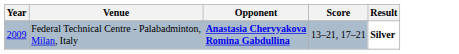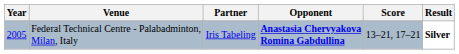+ column: (231, 13)
(17, 35) 2009 -> (17, 35) 2005
